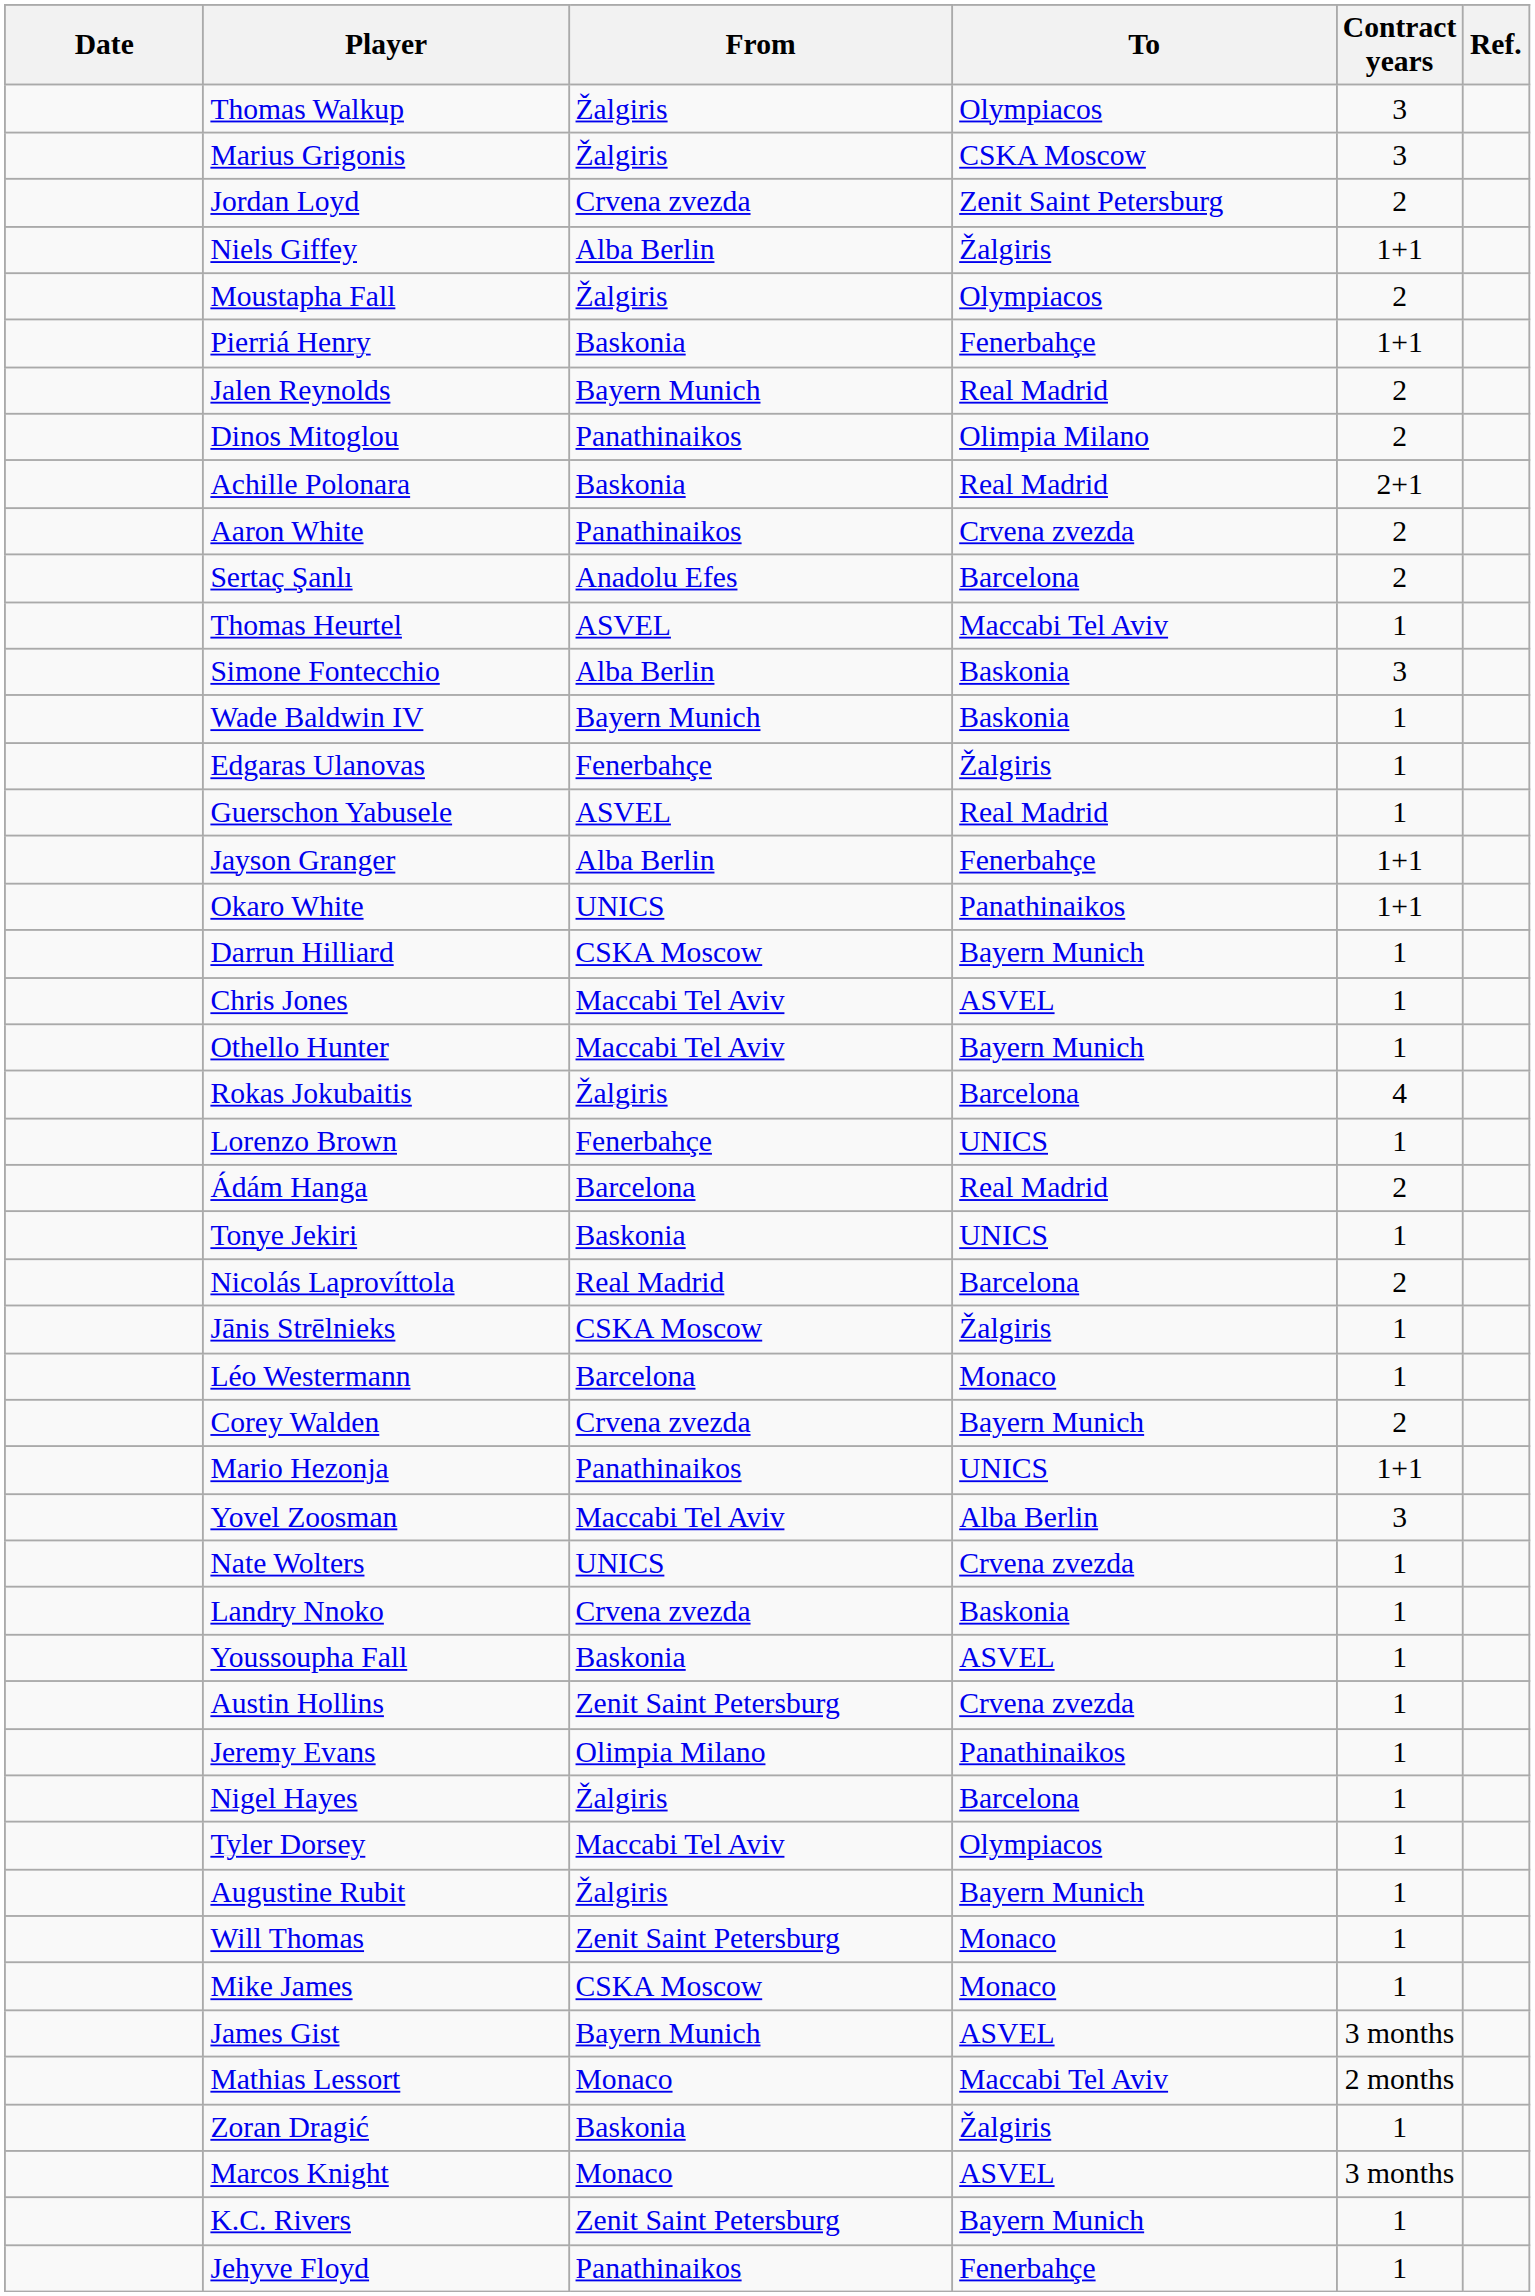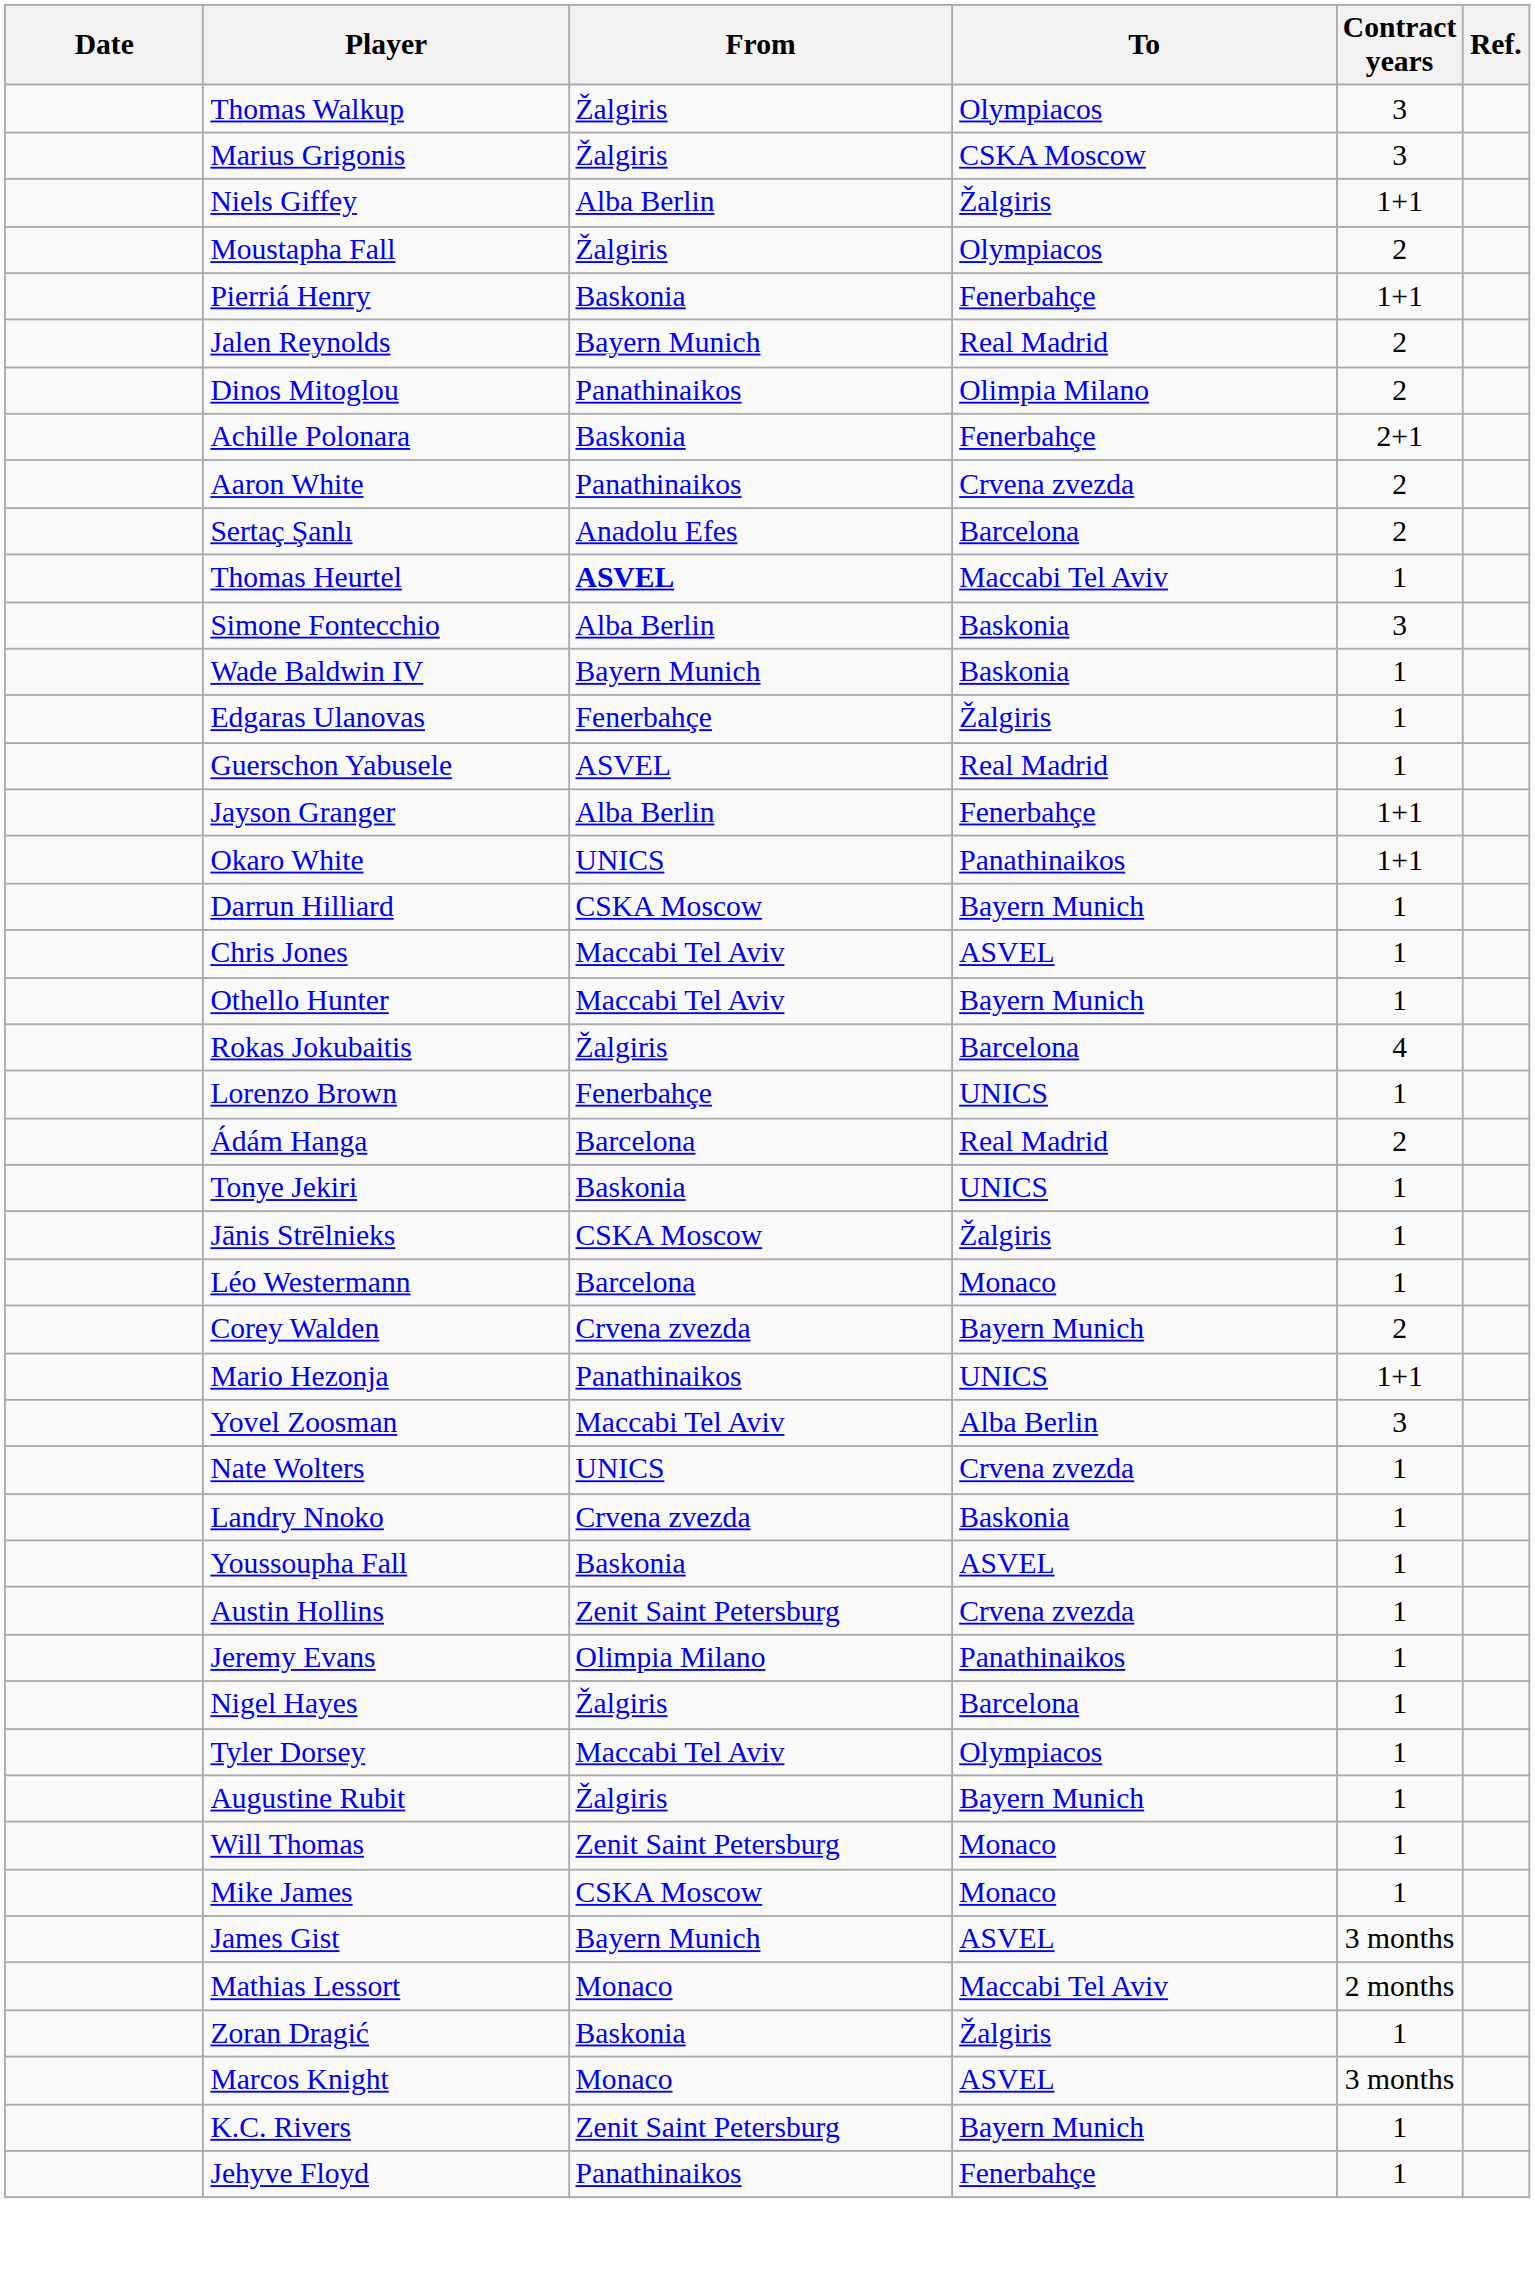- row: (285, 202)
(1034, 483) Real Madrid -> (1027, 436) Fenerbahçe
(623, 624) normal -> (625, 577) bold
- row: (332, 1281)
